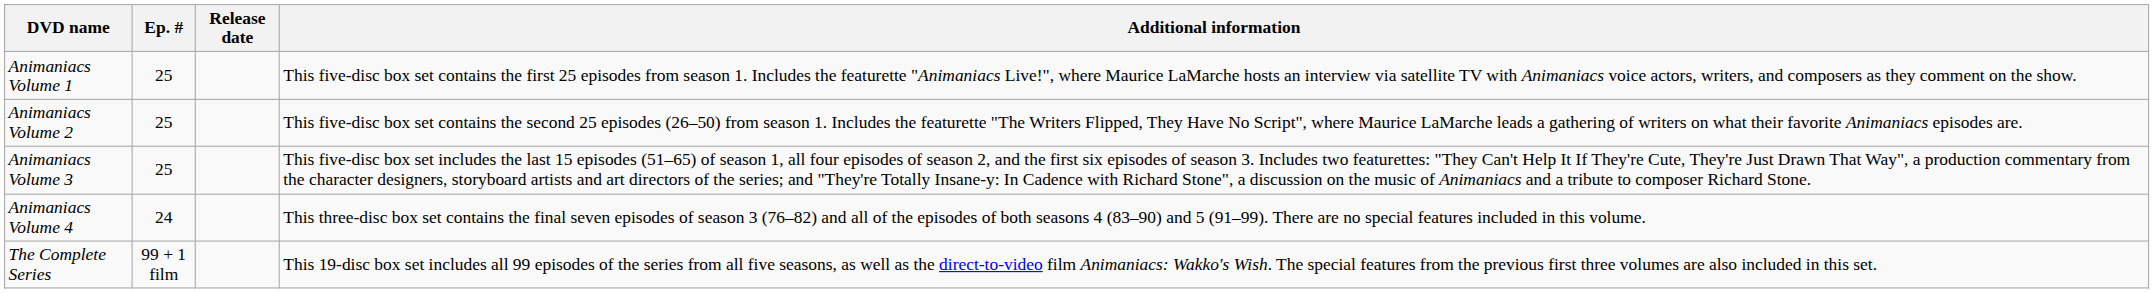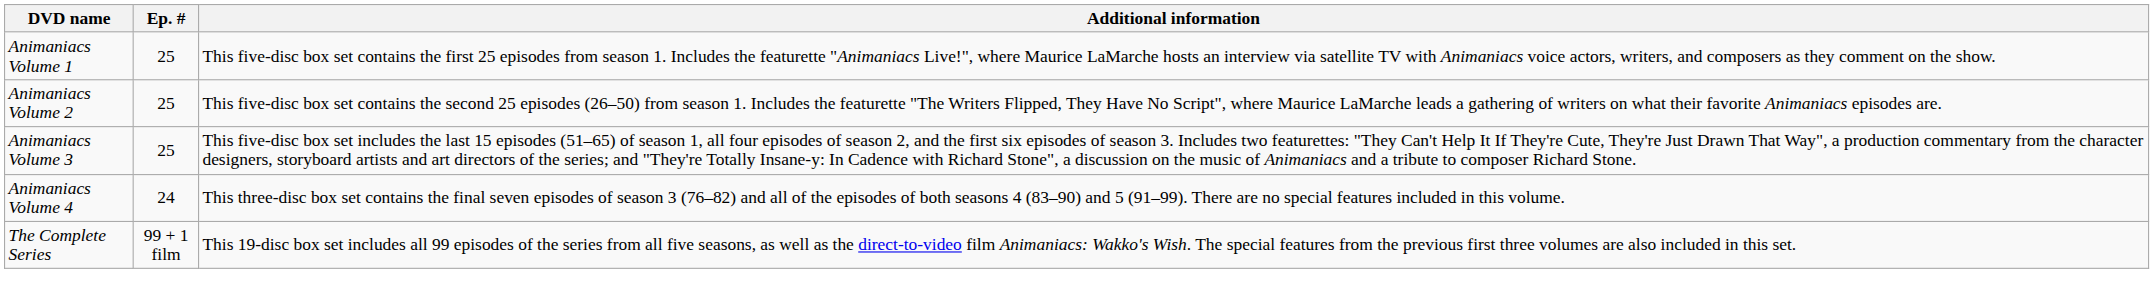- column: (237, 28)
